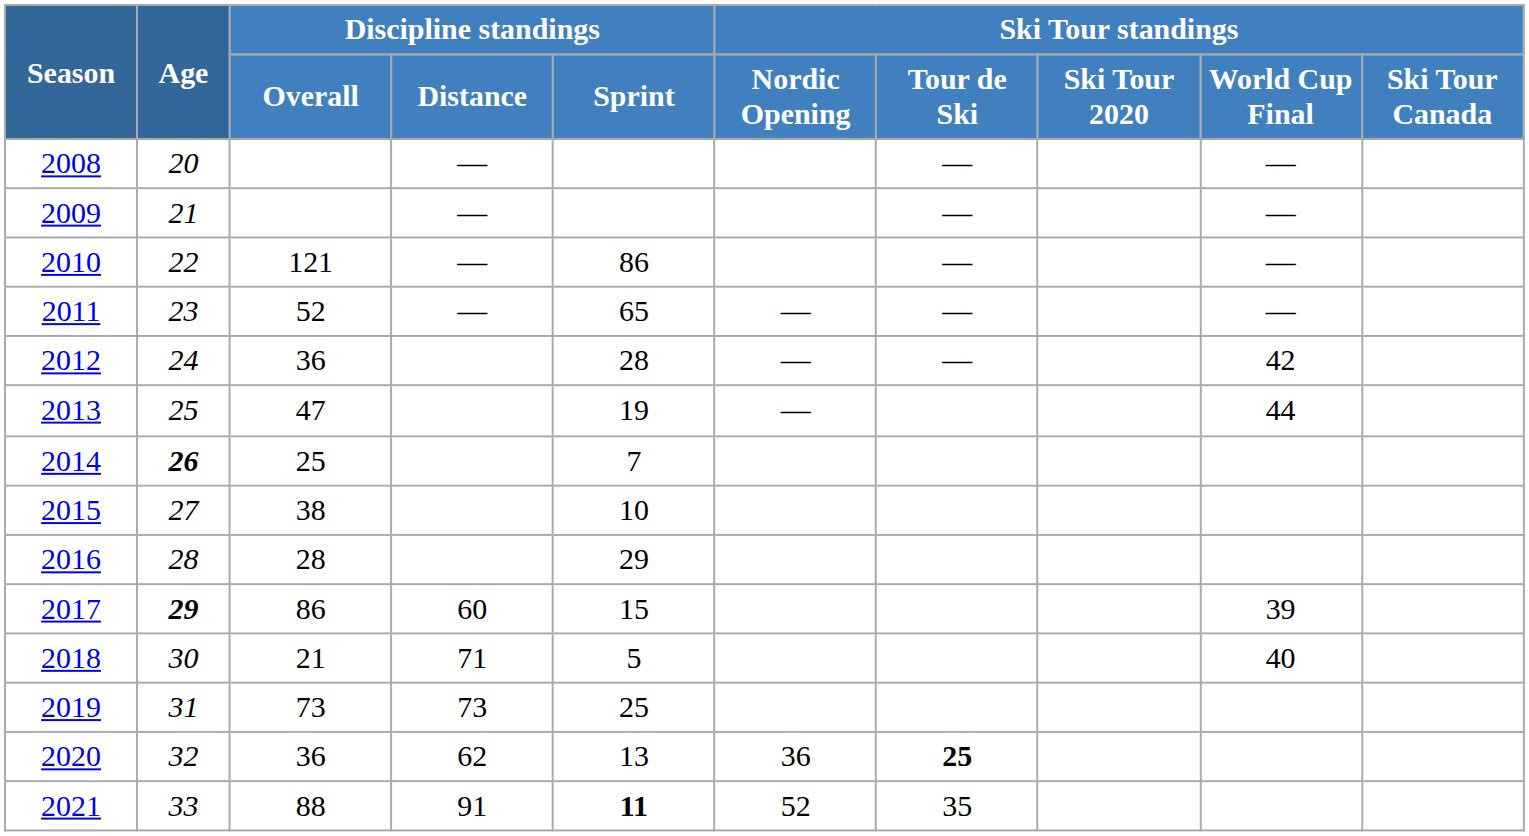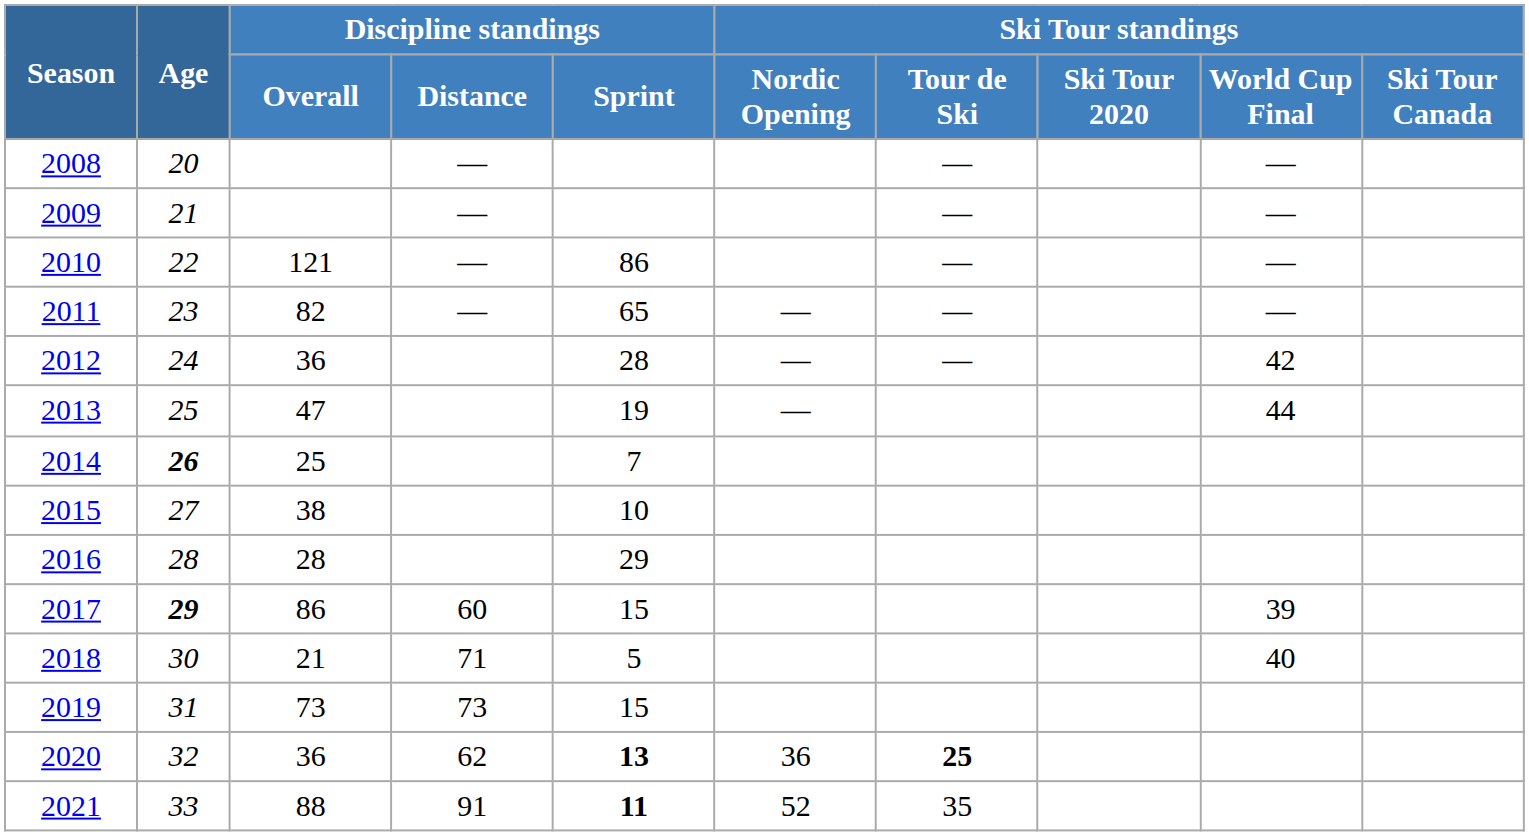(311, 311) 52 -> (311, 311) 82
(634, 706) 25 -> (634, 706) 15
(634, 756) normal -> (634, 756) bold
